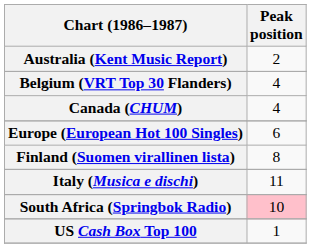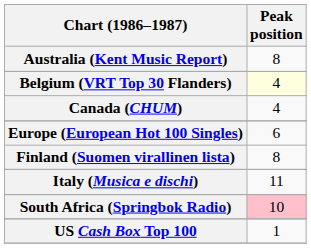(276, 58) 2 -> (276, 58) 8
(276, 83) no background -> (276, 83) lightyellow background
